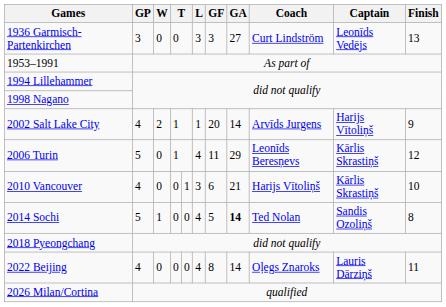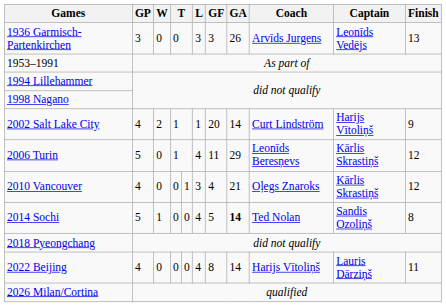(235, 38) 27 -> (235, 38) 26
(288, 38) Curt Lindström -> (287, 38) Arvīds Jurgens
(287, 124) Arvīds Jurgens -> (288, 124) Curt Lindström
(211, 186) 6 -> (211, 186) 4
(286, 186) Harijs Vītoliņš -> (286, 186) Oļegs Znaroks
(414, 186) 10 -> (414, 186) 12
(286, 267) Oļegs Znaroks -> (286, 267) Harijs Vītoliņš
